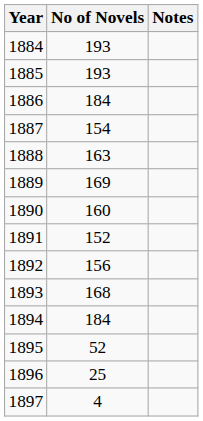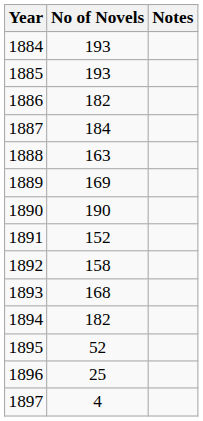(98, 100) 184 -> (98, 100) 182
(98, 127) 154 -> (98, 127) 184
(98, 210) 160 -> (98, 210) 190
(98, 264) 156 -> (98, 264) 158
(98, 319) 184 -> (98, 319) 182
